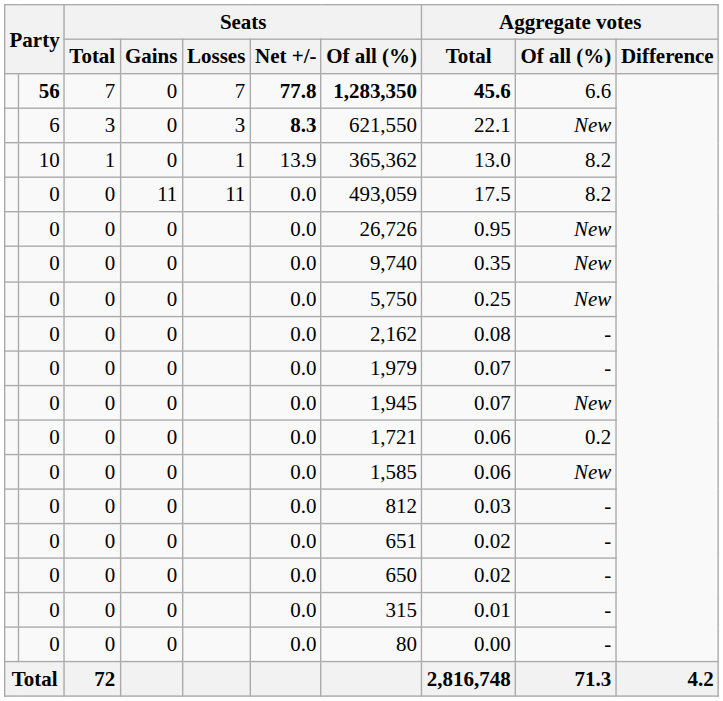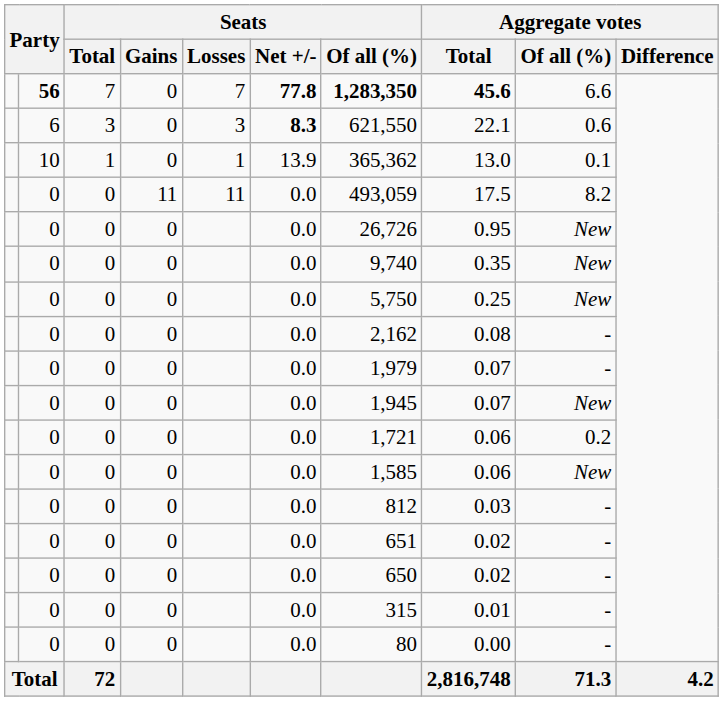(593, 125) New -> (598, 125) 0.6
(598, 160) 8.2 -> (598, 160) 0.1
